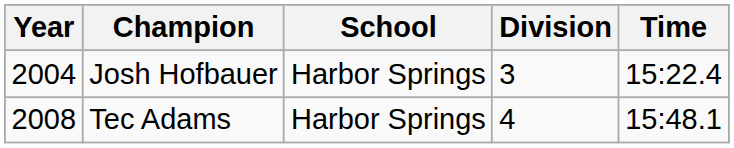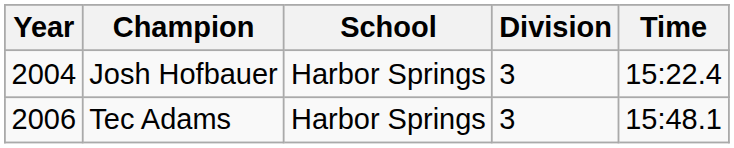(44, 119) 2008 -> (44, 119) 2006
(507, 119) 4 -> (507, 119) 3
